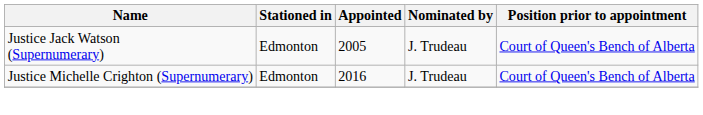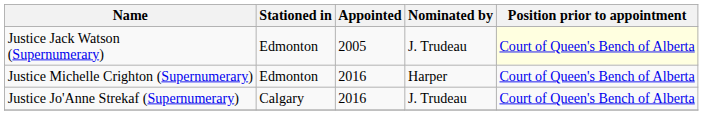(597, 45) no background -> (597, 45) lightyellow background
(437, 76) J. Trudeau -> (428, 76) Harper
+ row: (123, 98)
